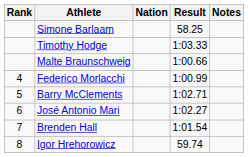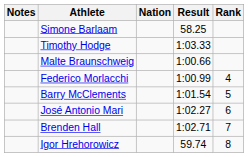columns swapped: (19, 12) <-> (226, 12)
(190, 95) 1:02.71 -> (193, 95) 1:01.54
(190, 128) 1:01.54 -> (193, 128) 1:02.71
